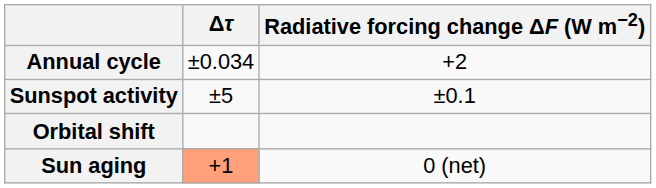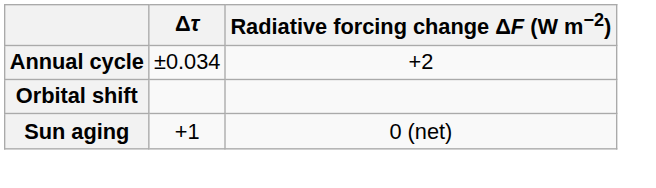- row: (94, 96)
(221, 165) lightsalmon background -> (187, 131) no background
